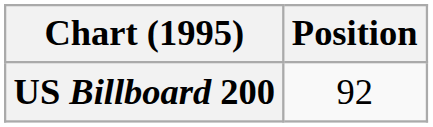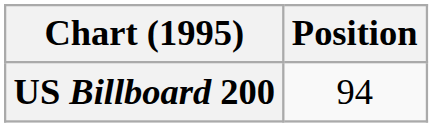(355, 91) 92 -> (355, 91) 94
